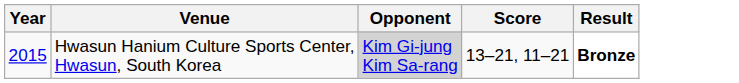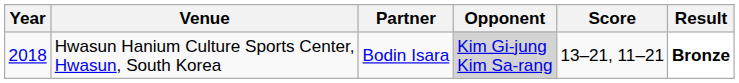+ column: (406, 19)
(28, 55) 2015 -> (28, 55) 2018
